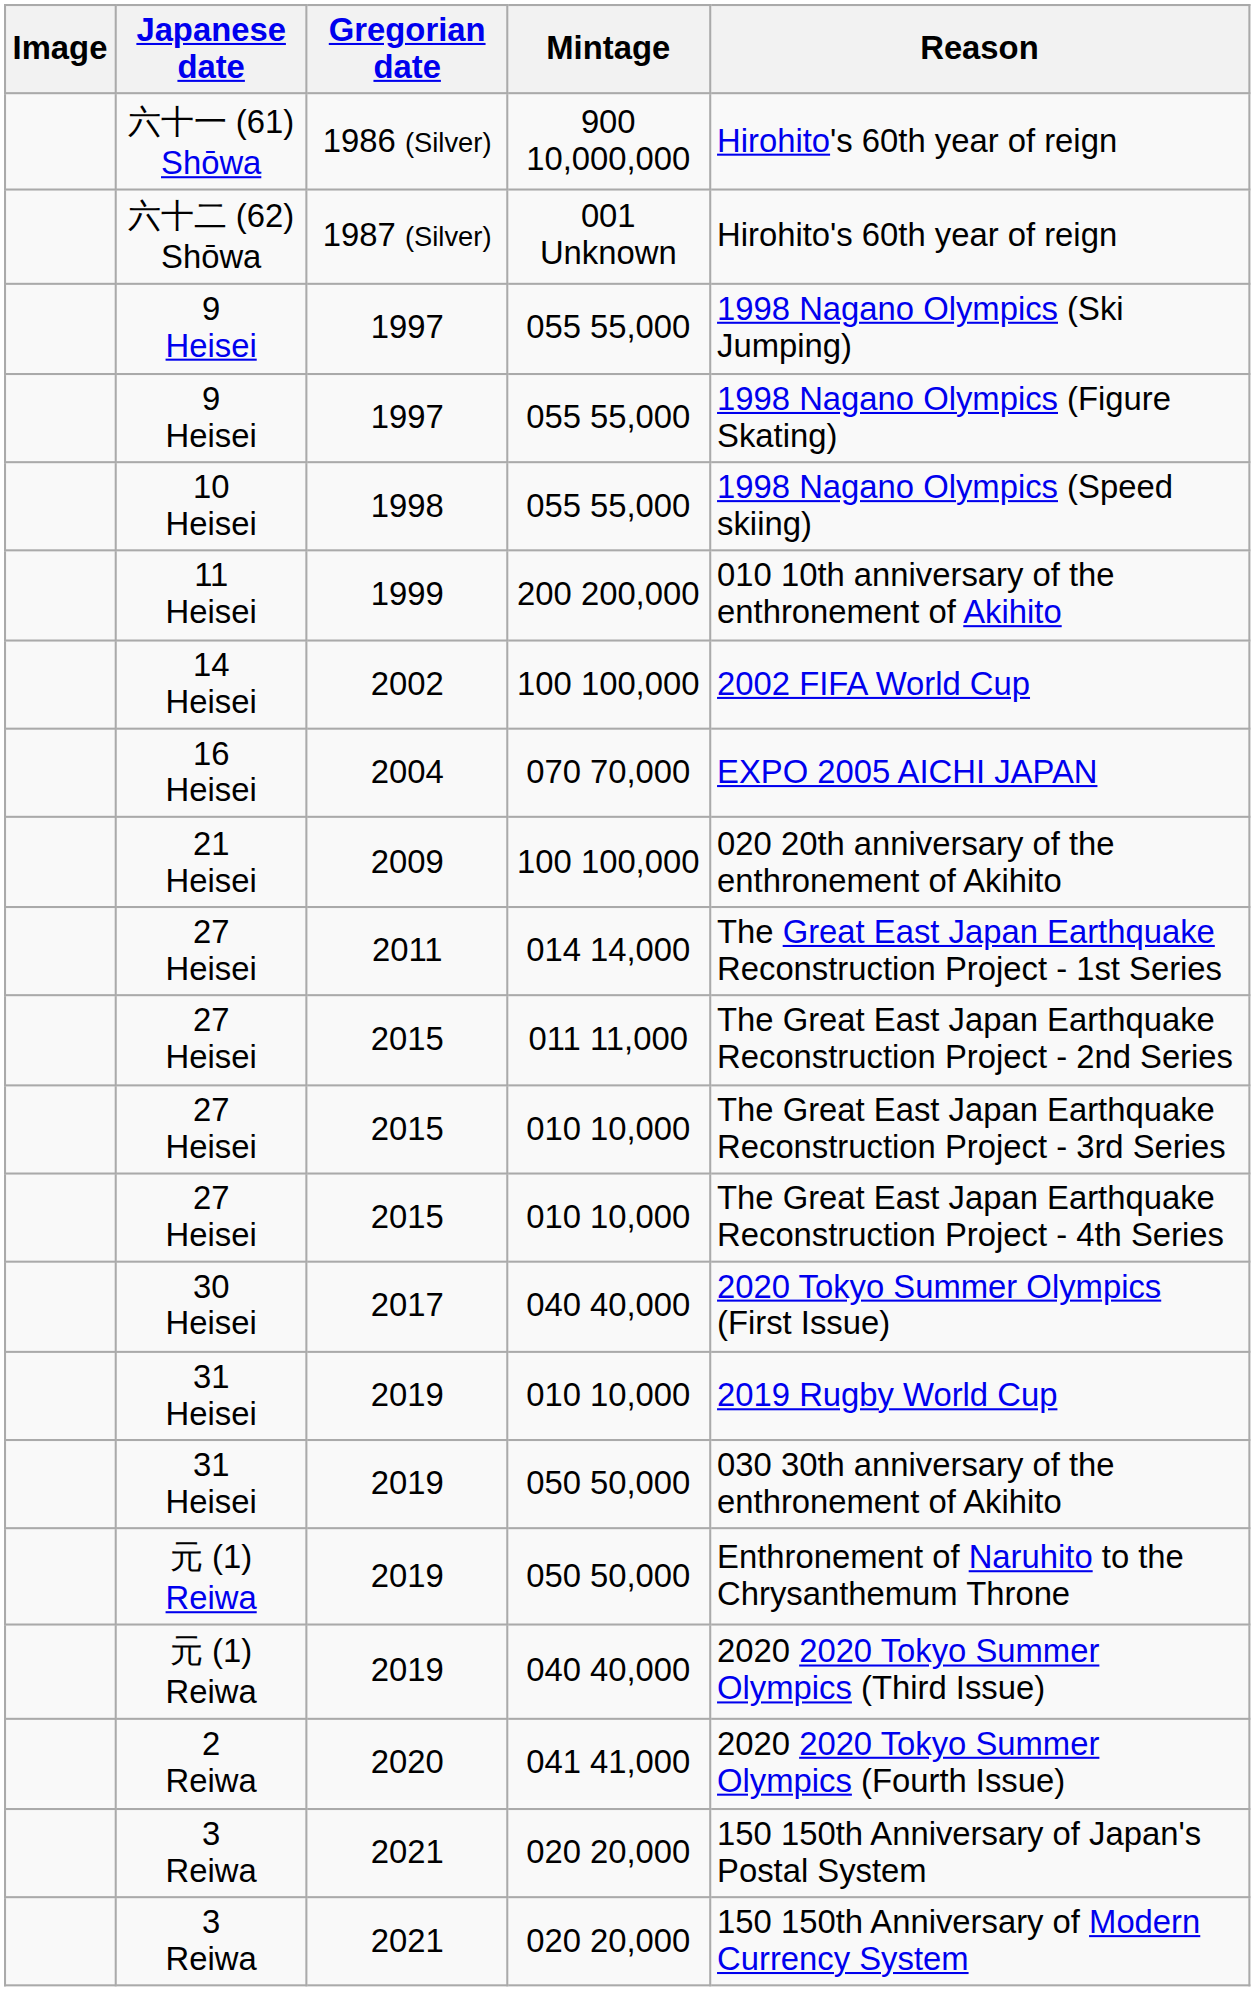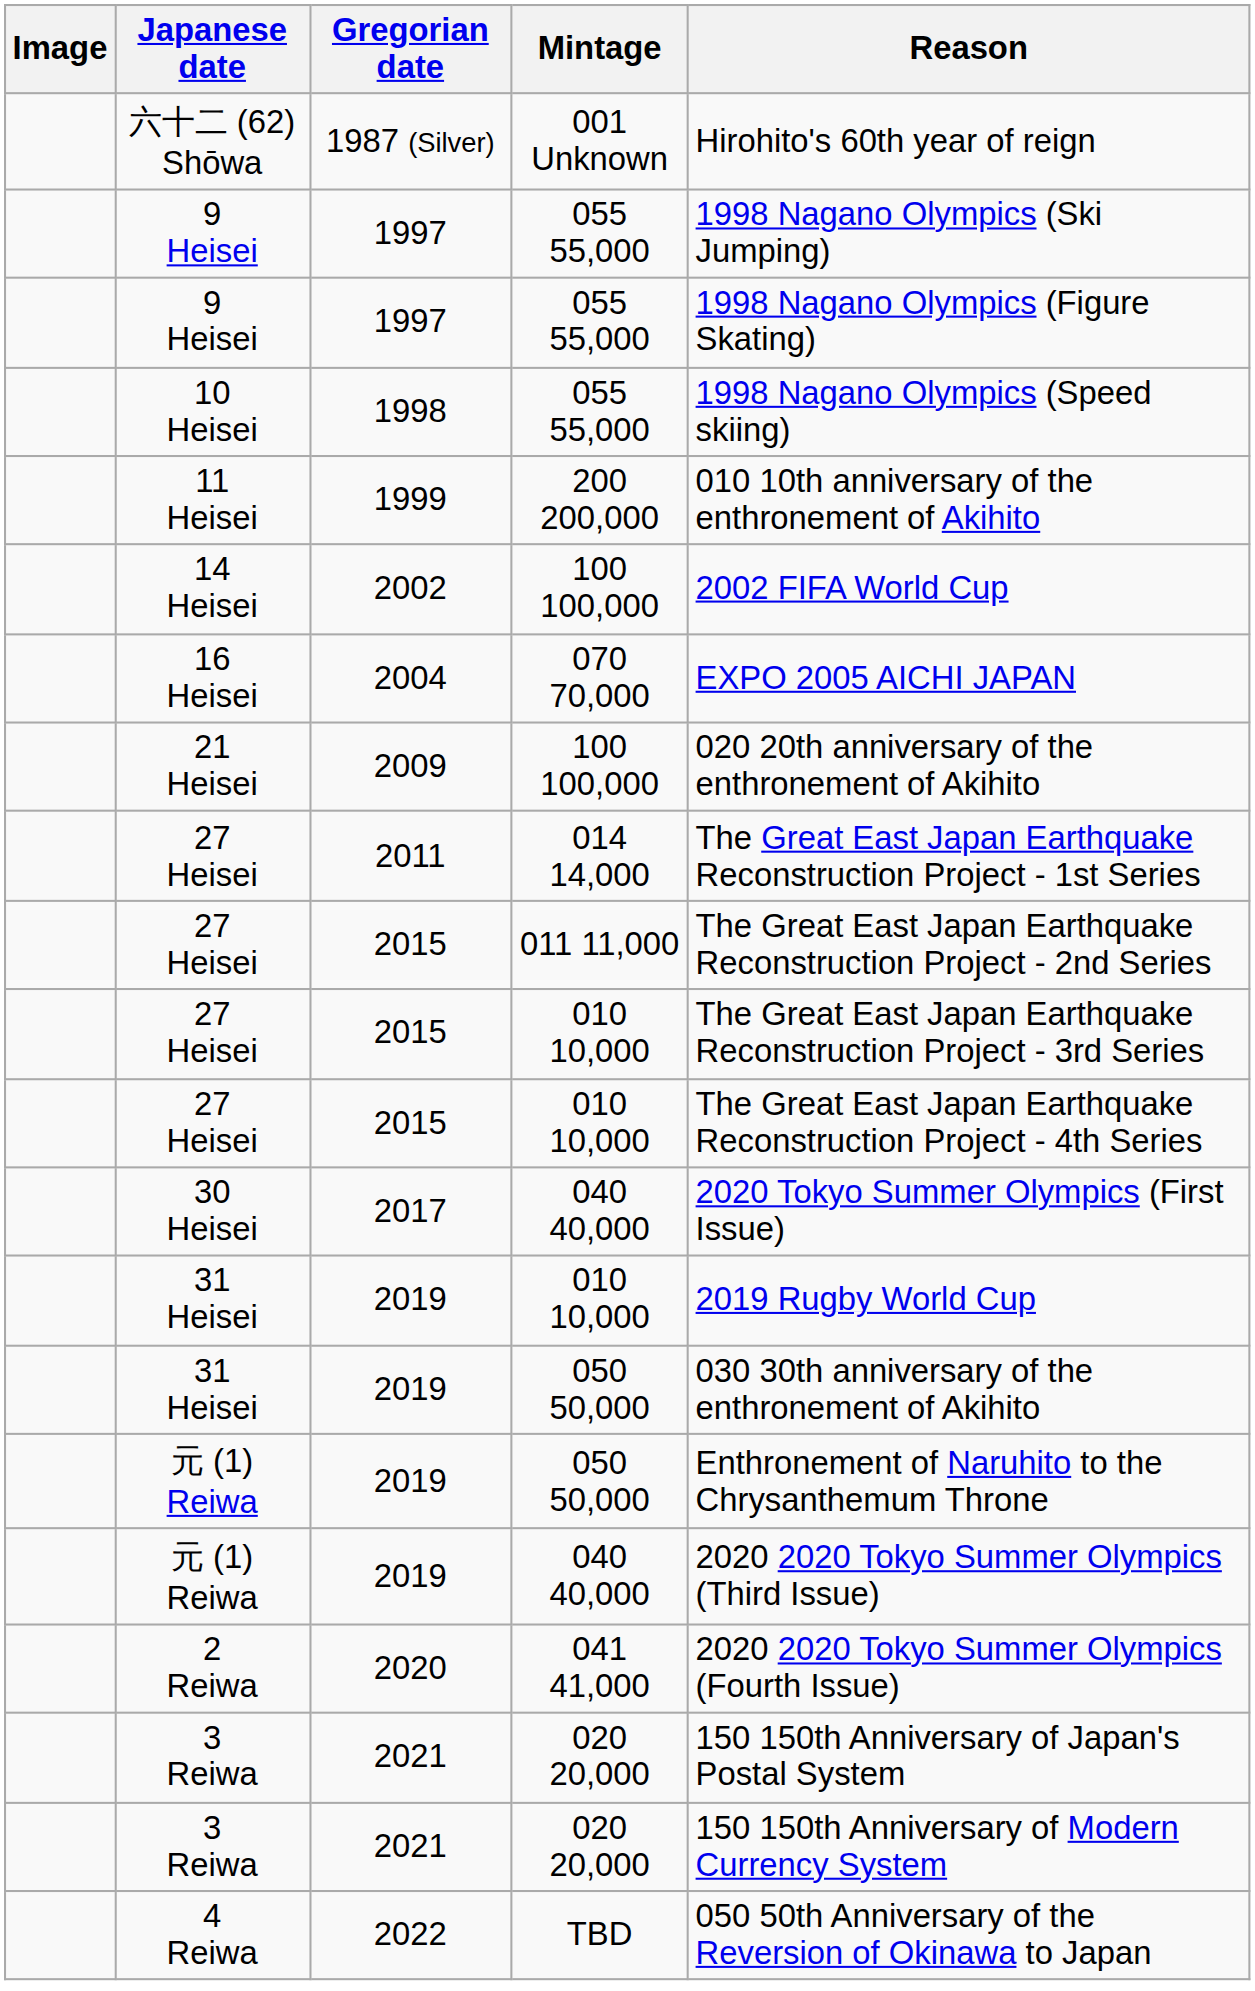- row: (211, 141)
+ row: (212, 1934)
